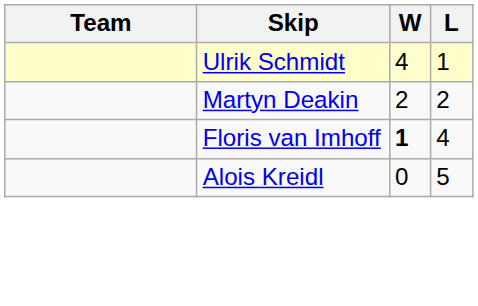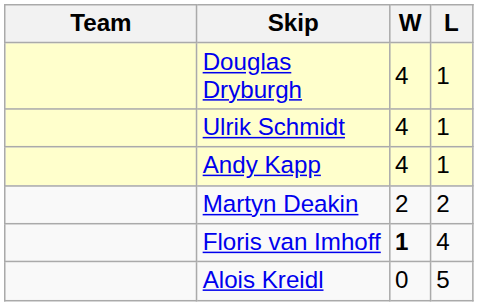+ row: (252, 75)
+ row: (262, 165)
